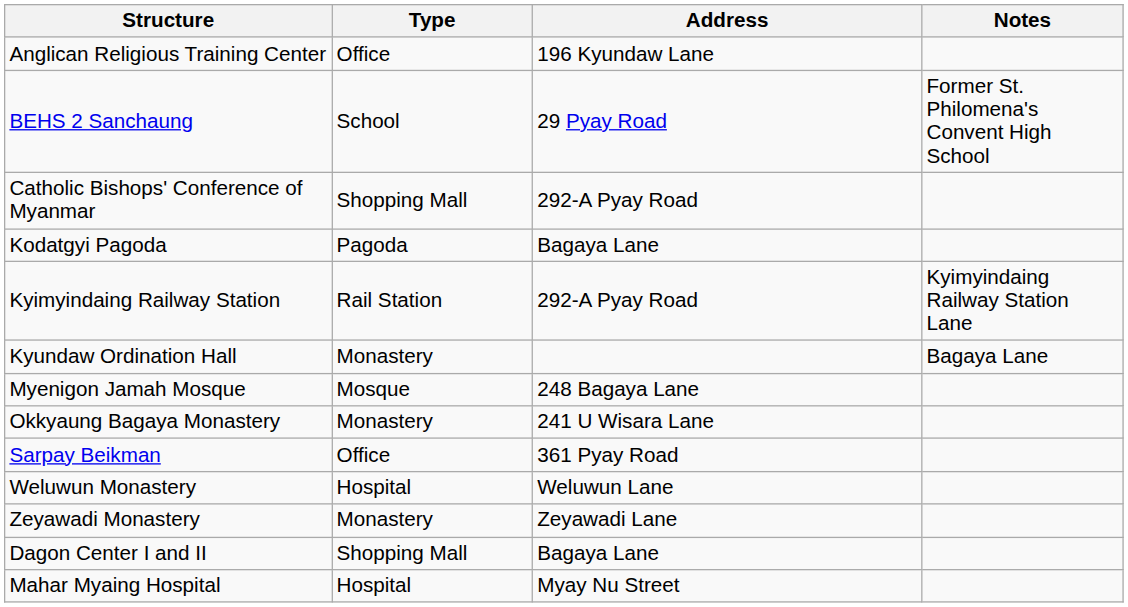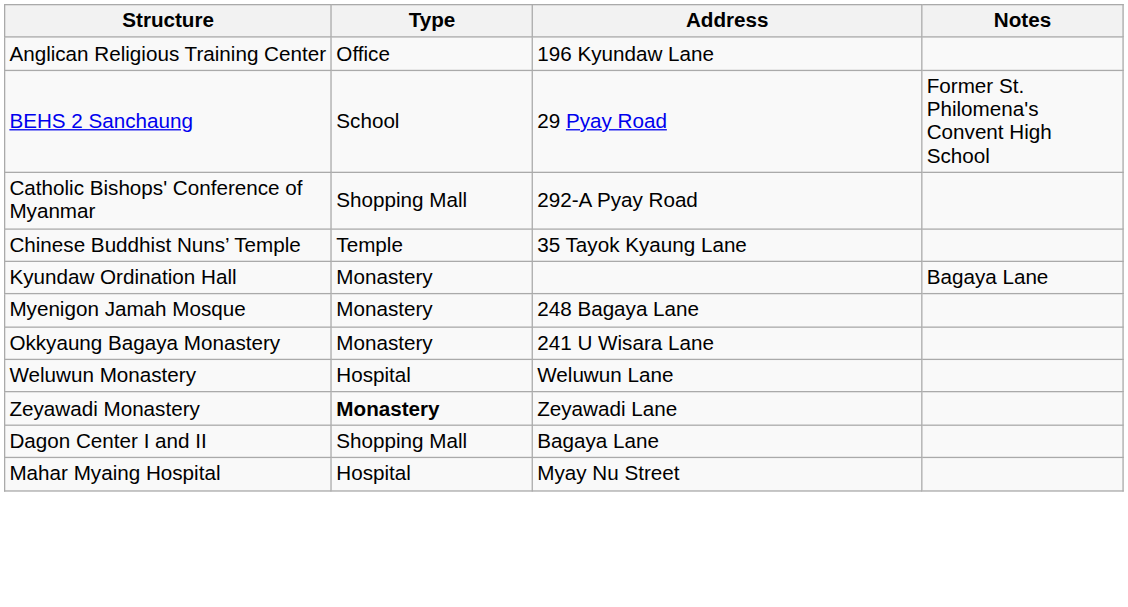+ row: (155, 244)
- row: (88, 244)
- row: (145, 300)
(373, 389) Mosque -> (385, 310) Monastery
- row: (85, 454)
(385, 520) normal -> (388, 408) bold
